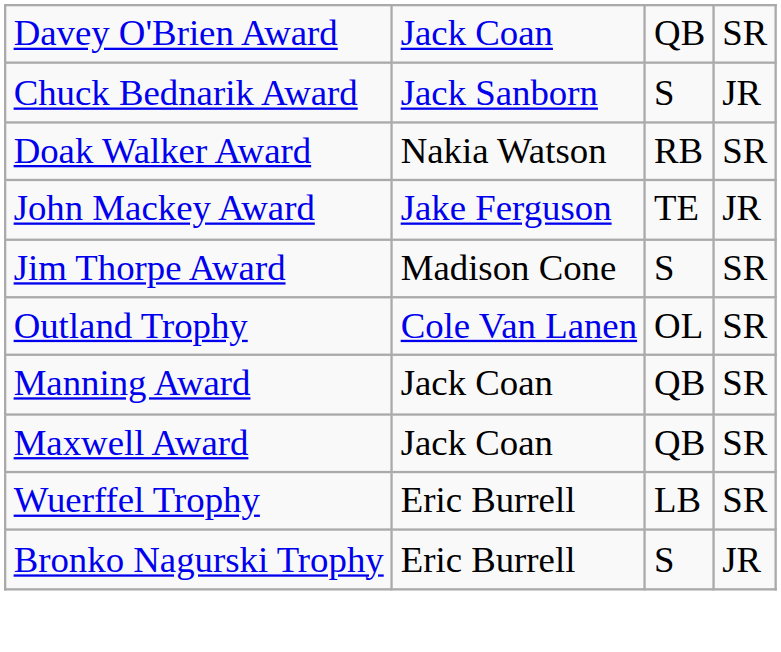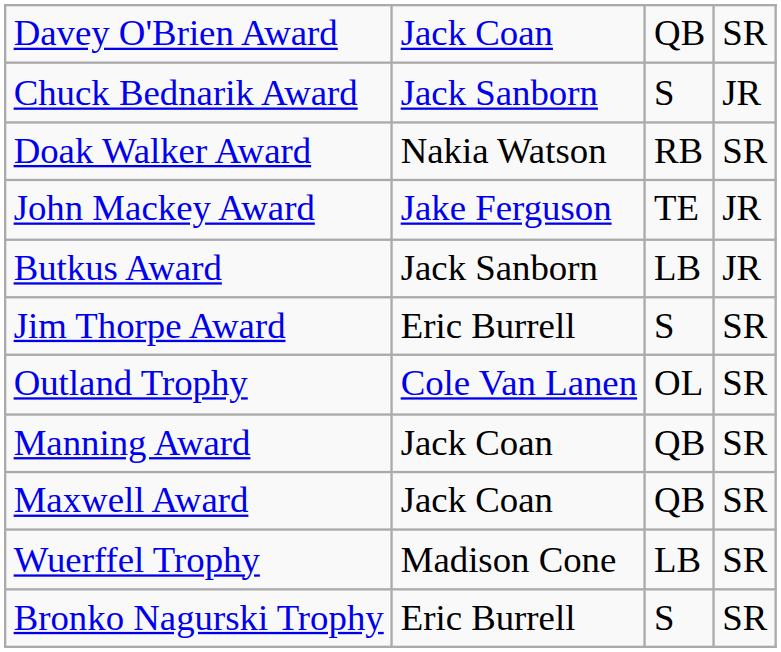+ row: (118, 267)
(509, 267) Madison Cone -> (488, 325) Eric Burrell
(488, 500) Eric Burrell -> (509, 558) Madison Cone
(742, 558) JR -> (745, 617) SR
